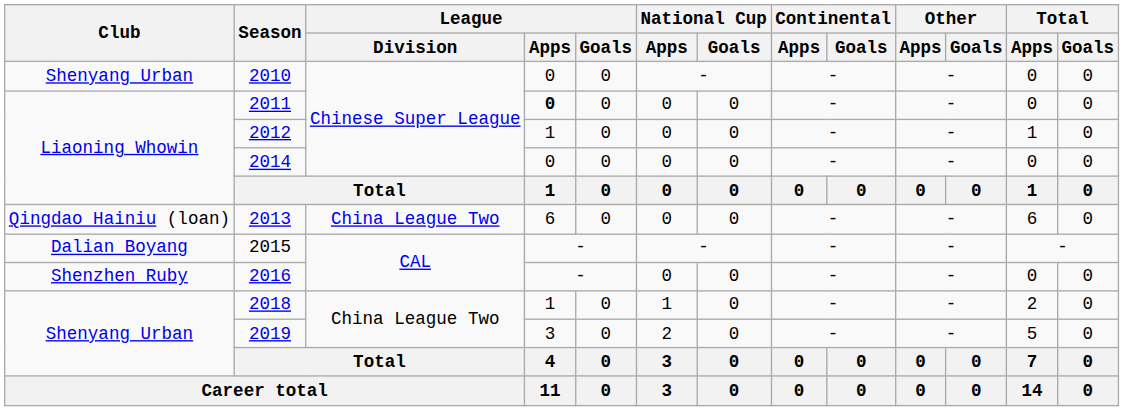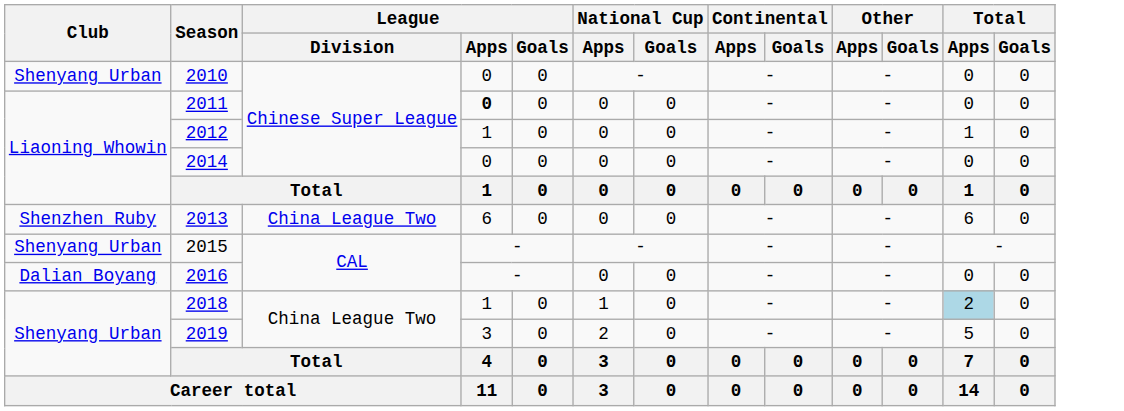(119, 219) Qingdao Hainiu (loan) -> (88, 219) Shenzhen Ruby
(119, 248) Dalian Boyang -> (88, 248) Shenyang Urban
(119, 276) Shenzhen Ruby -> (88, 276) Dalian Boyang
(1032, 305) no background -> (969, 305) lightblue background
